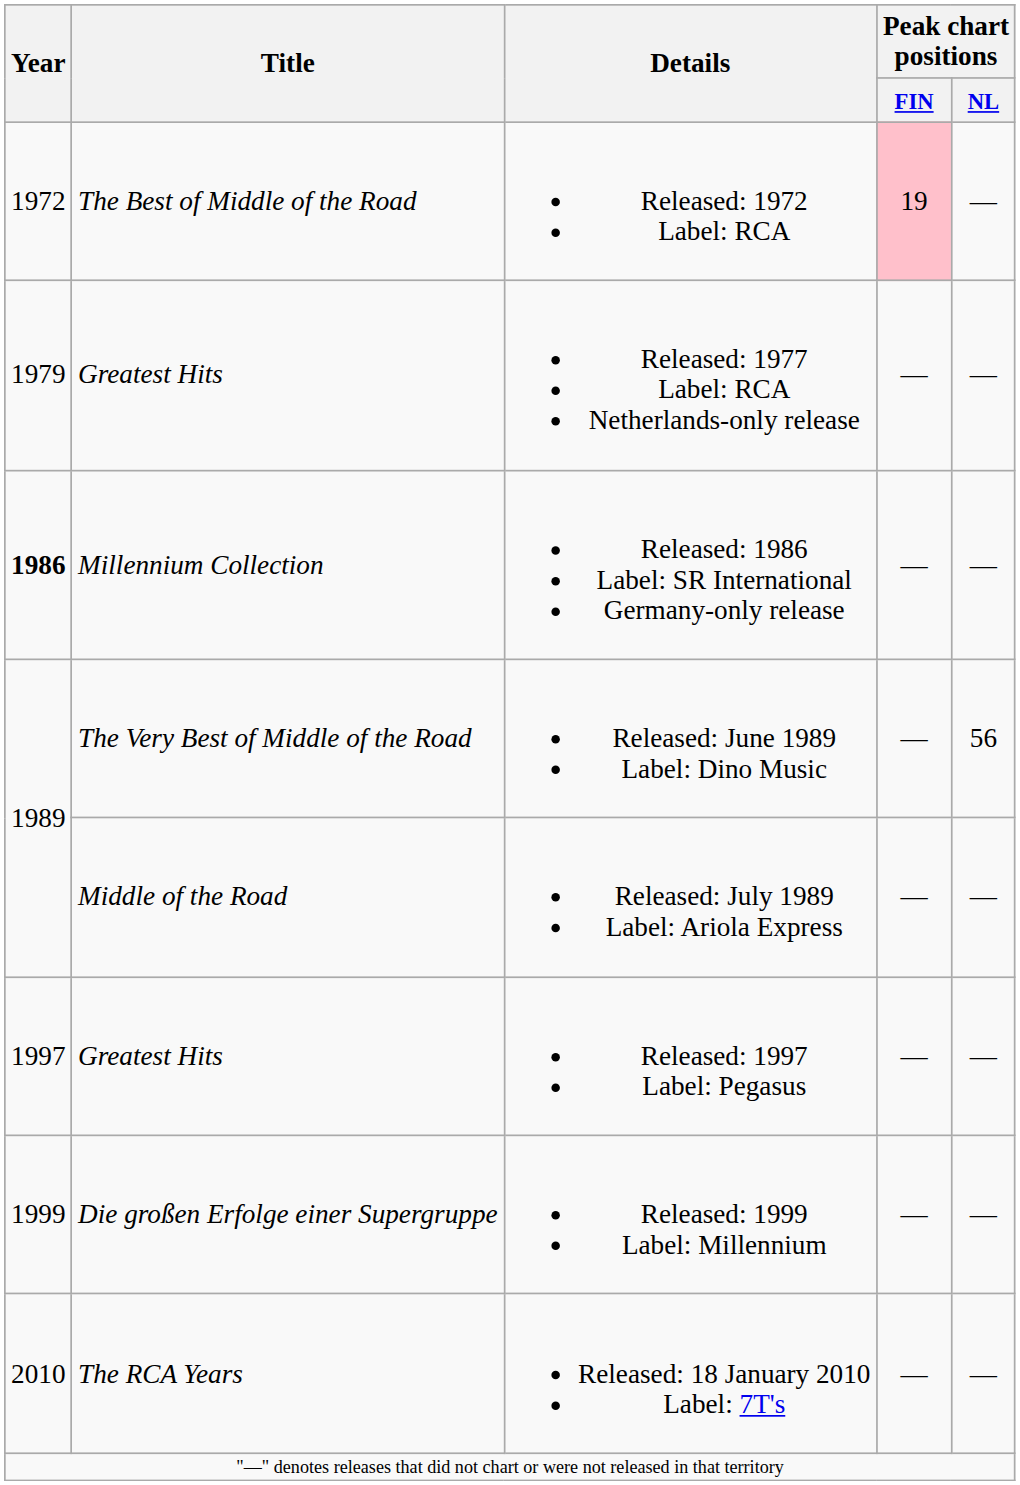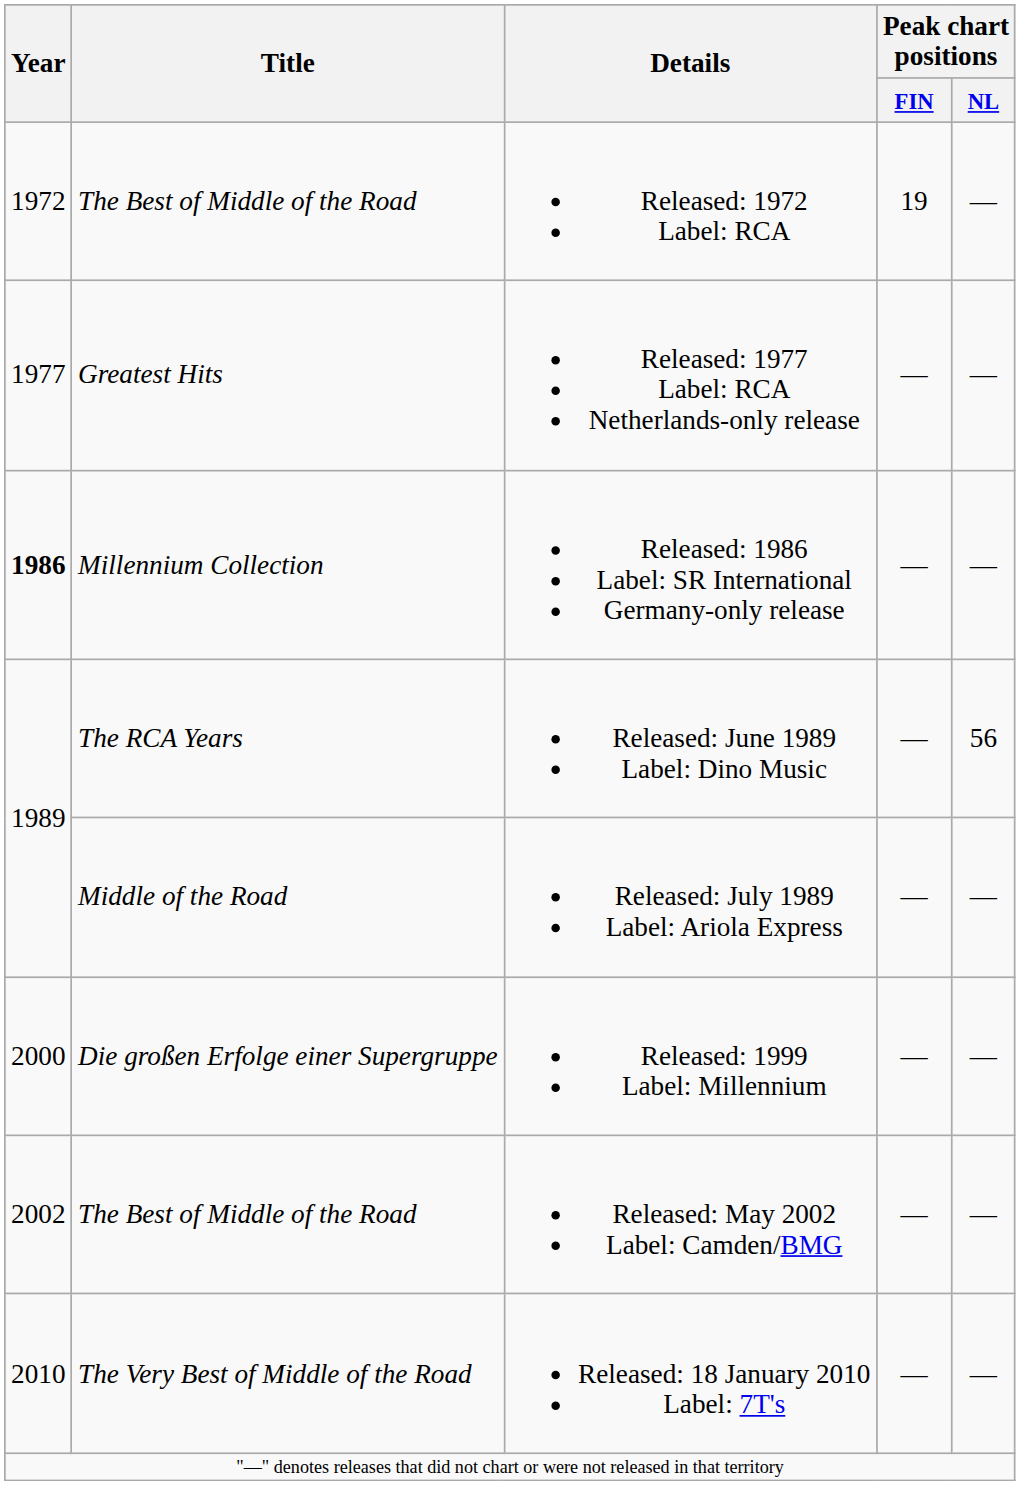(914, 200) pink background -> (914, 200) no background
(38, 374) 1979 -> (38, 374) 1977
(275, 738) The Very Best of Middle of the Road -> (160, 738) The RCA Years
- row: (690, 1071)
(38, 1214) 1999 -> (38, 1055) 2000
+ row: (690, 1230)
(160, 1373) The RCA Years -> (275, 1373) The Very Best of Middle of the Road
